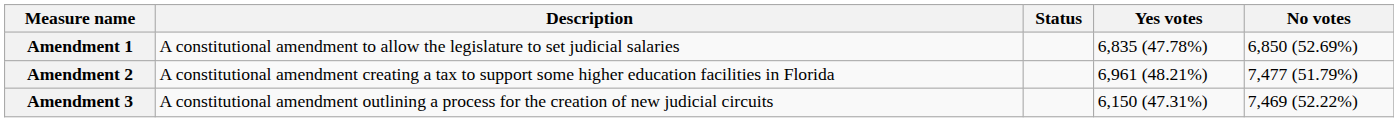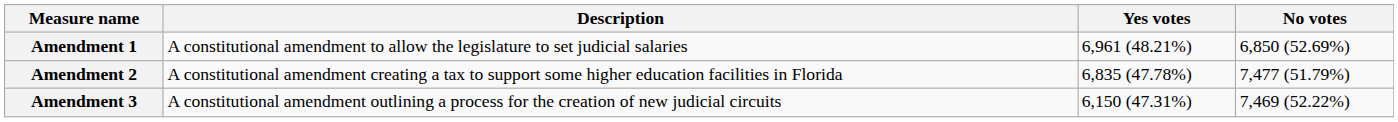- column: (1059, 18)
(1153, 46) 6,835 (47.78%) -> (1137, 46) 6,961 (48.21%)
(1153, 74) 6,961 (48.21%) -> (1137, 74) 6,835 (47.78%)
